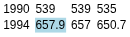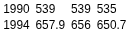(50, 25) lightblue background -> (50, 25) no background
(81, 25) 657 -> (81, 25) 656
